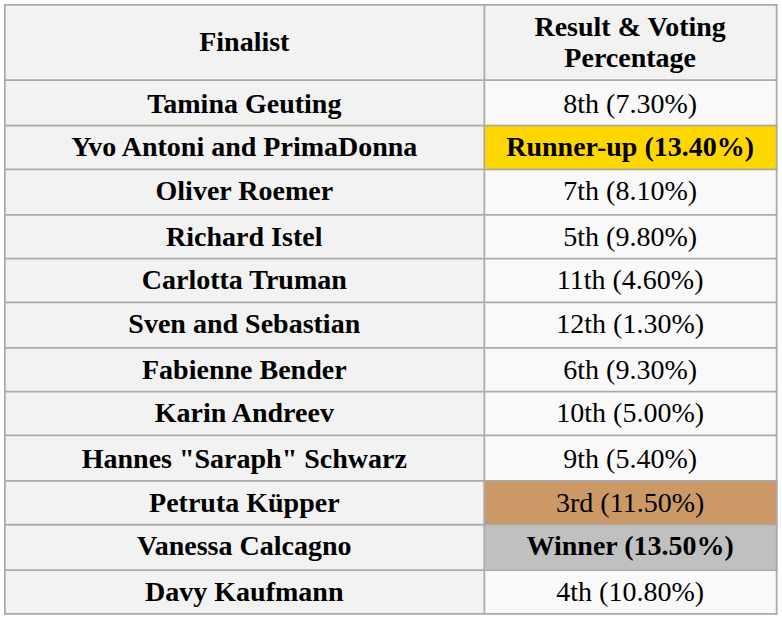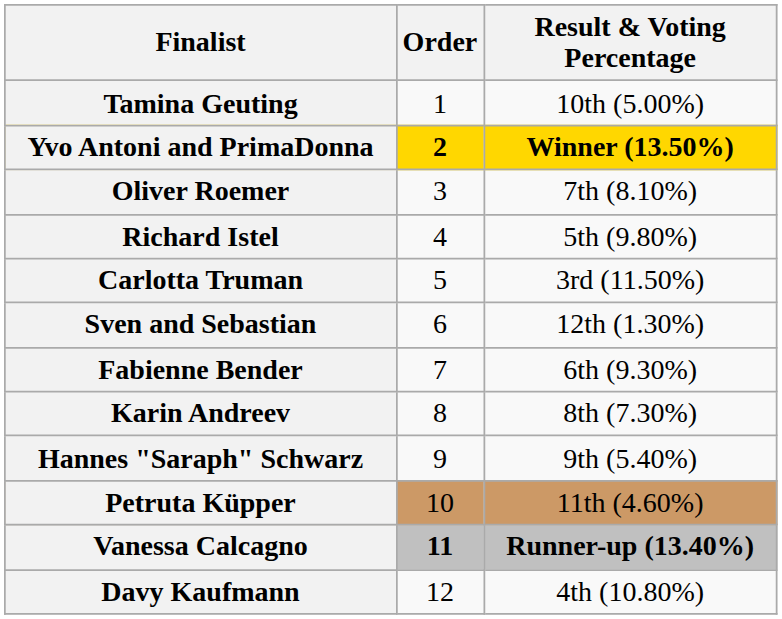+ column: (440, 42)
(630, 102) 8th (7.30%) -> (630, 102) 10th (5.00%)
(630, 147) Runner-up (13.40%) -> (630, 147) Winner (13.50%)
(630, 280) 11th (4.60%) -> (630, 280) 3rd (11.50%)
(630, 413) 10th (5.00%) -> (630, 413) 8th (7.30%)
(630, 502) 3rd (11.50%) -> (630, 502) 11th (4.60%)
(630, 546) Winner (13.50%) -> (630, 546) Runner-up (13.40%)
